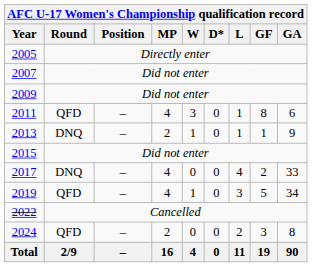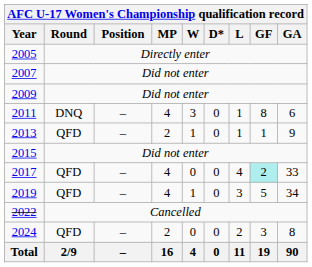(69, 113) QFD -> (69, 113) DNQ
(69, 133) DNQ -> (69, 133) QFD
(69, 172) DNQ -> (69, 172) QFD
(264, 172) no background -> (264, 172) paleturquoise background
